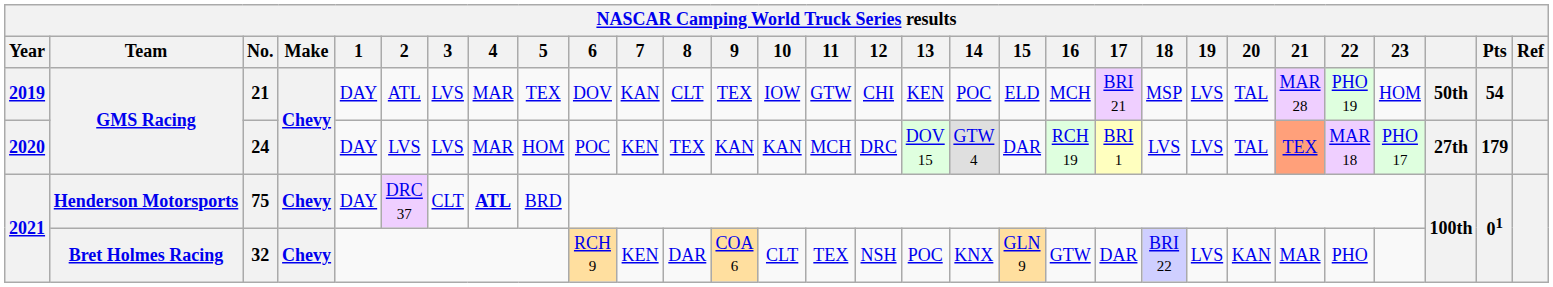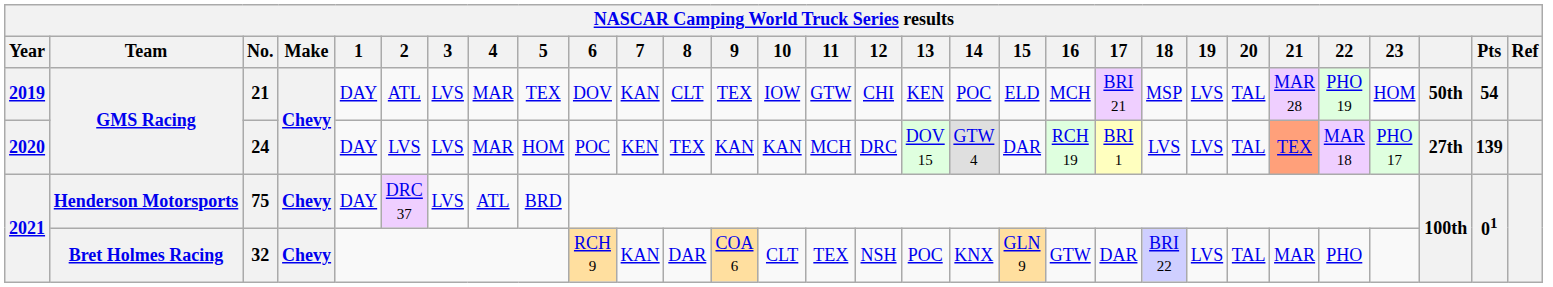(1495, 147) 179 -> (1489, 147) 139
(448, 201) CLT -> (448, 201) LVS
(493, 201) bold -> (493, 201) normal
(640, 254) KEN -> (640, 254) KAN
(1251, 254) KAN -> (1249, 254) TAL
